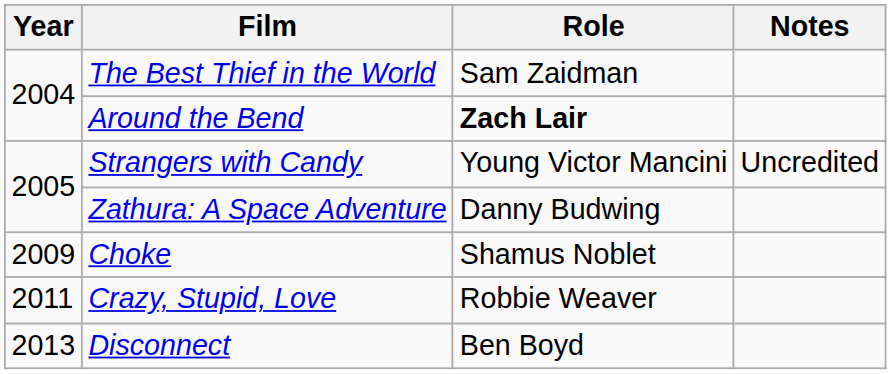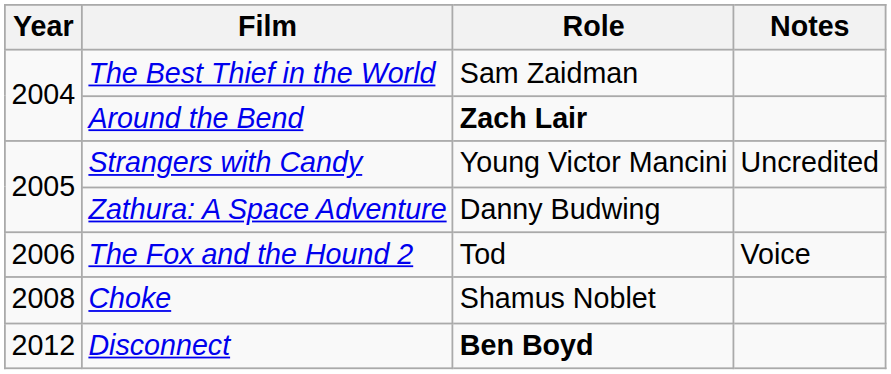+ row: (251, 254)
(43, 254) 2009 -> (43, 299) 2008
- row: (212, 299)
(43, 345) 2013 -> (43, 345) 2012
(522, 345) normal -> (527, 345) bold
